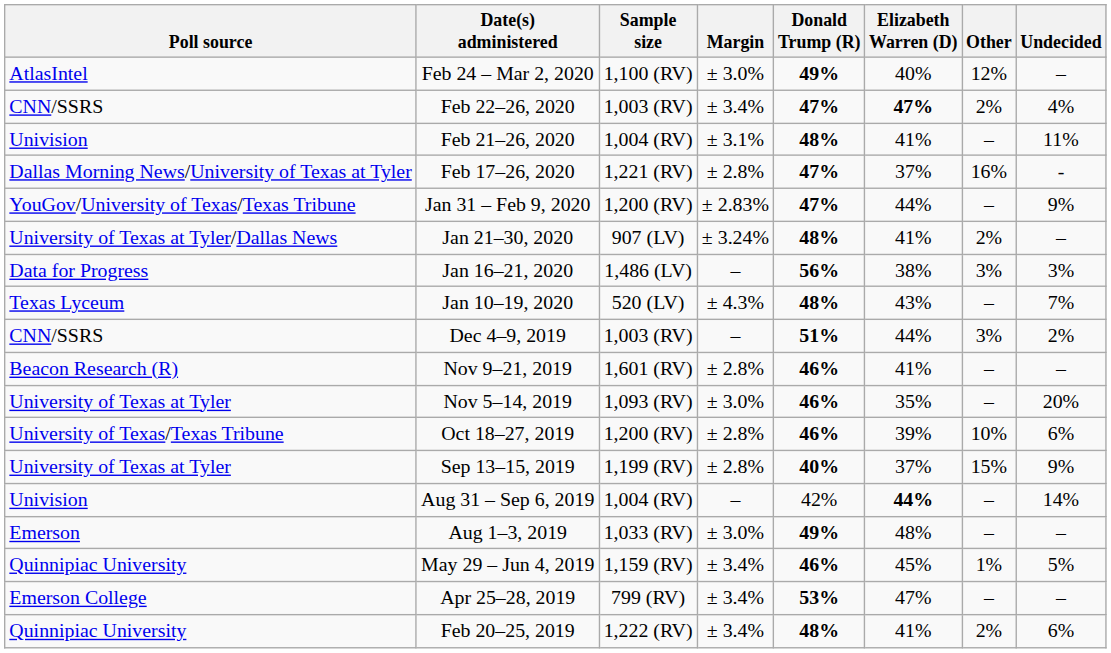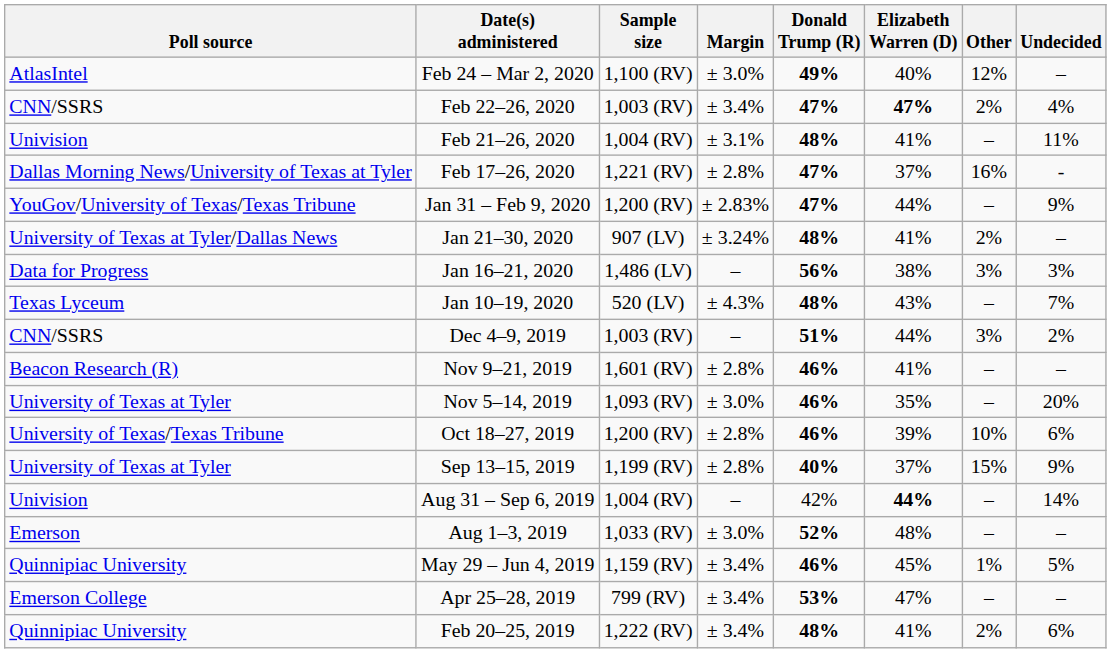(819, 532) 49% -> (819, 532) 52%
